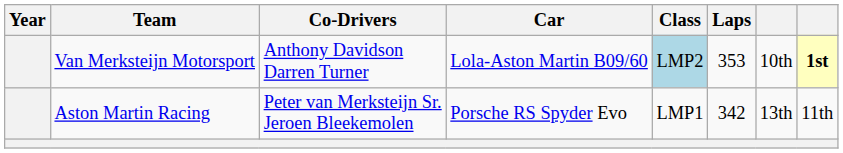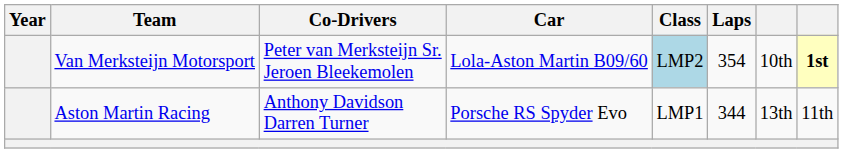(333, 61) Anthony Davidson Darren Turner -> (353, 61) Peter van Merksteijn Sr. Jeroen Bleekemolen
(732, 61) 353 -> (732, 61) 354
(353, 113) Peter van Merksteijn Sr. Jeroen Bleekemolen -> (333, 113) Anthony Davidson Darren Turner
(732, 113) 342 -> (732, 113) 344
